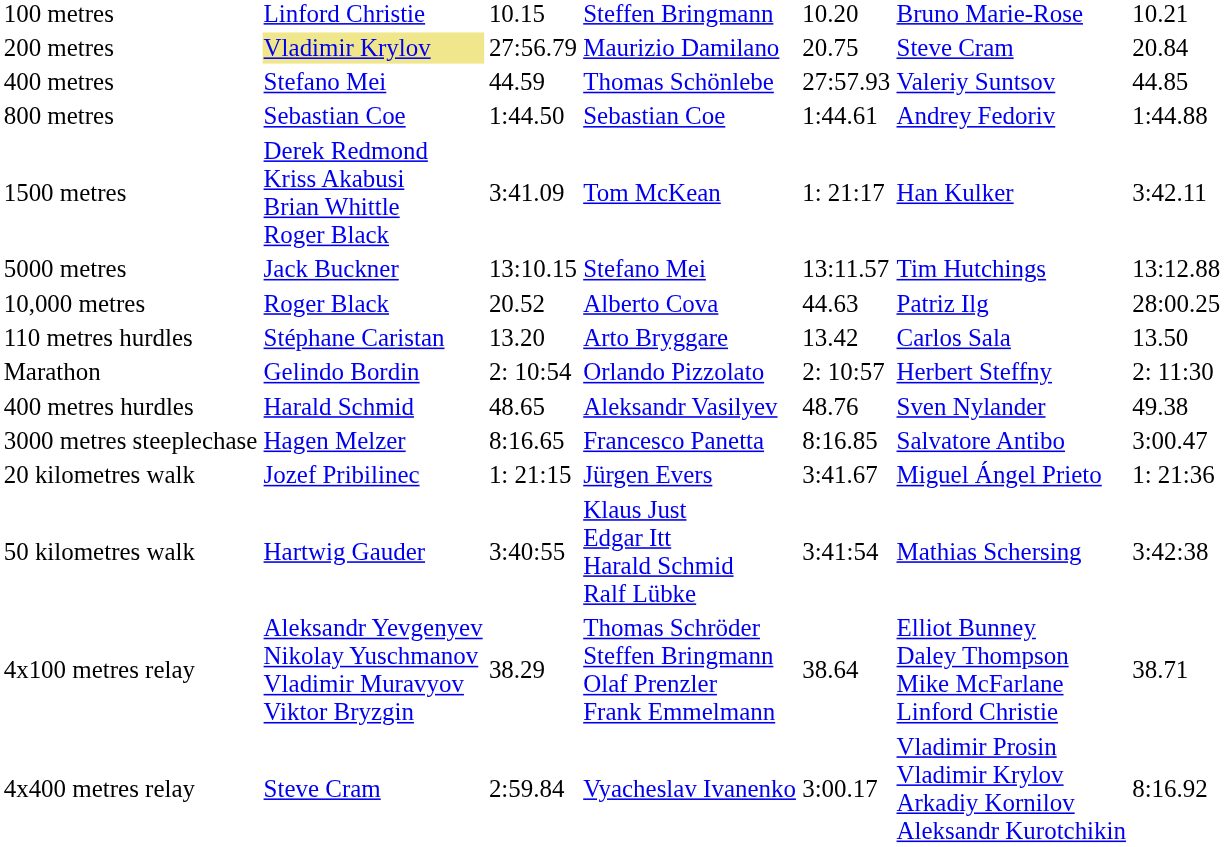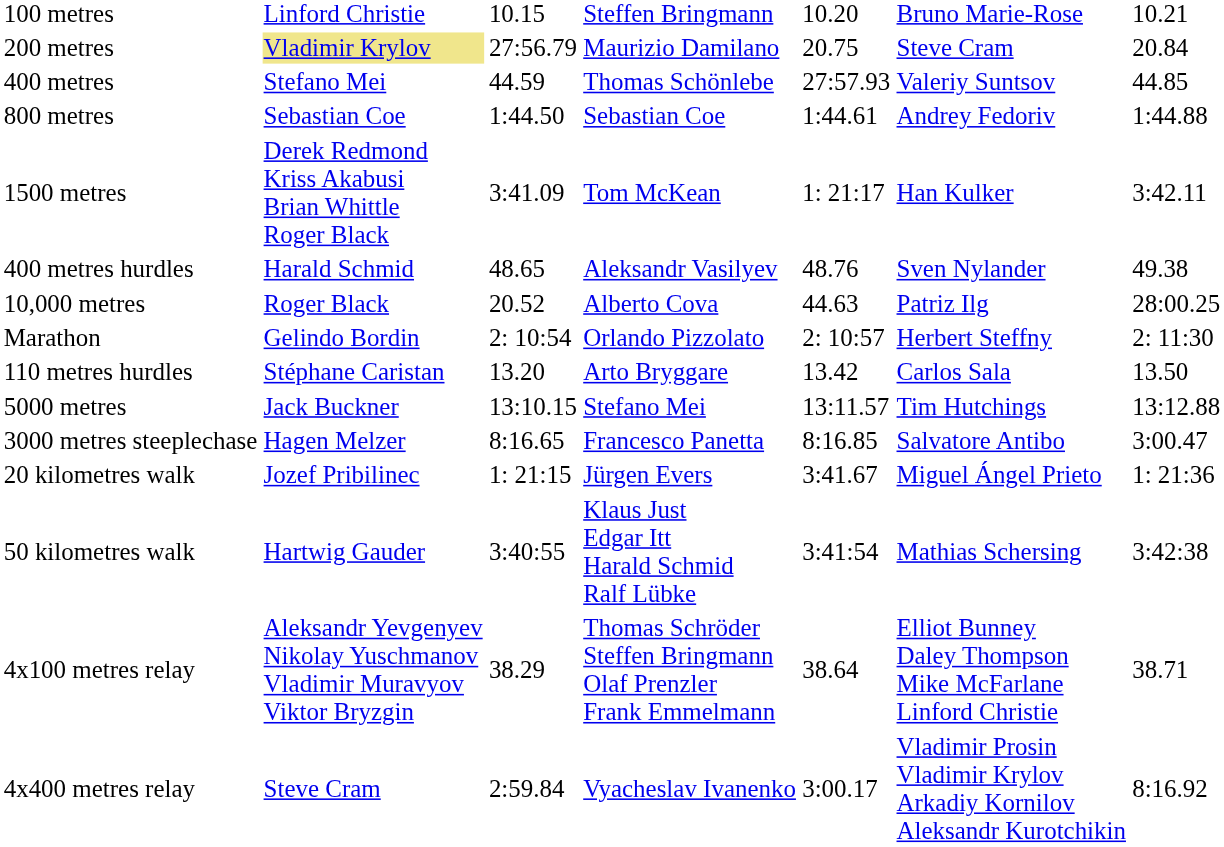rows swapped: (65, 269) <-> (99, 406)
rows swapped: (52, 372) <-> (98, 337)
